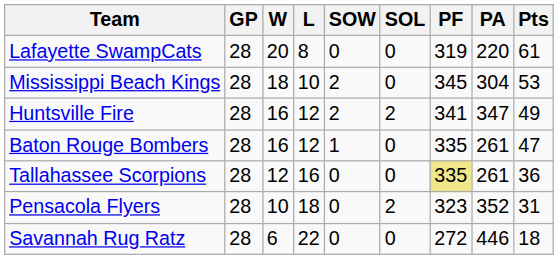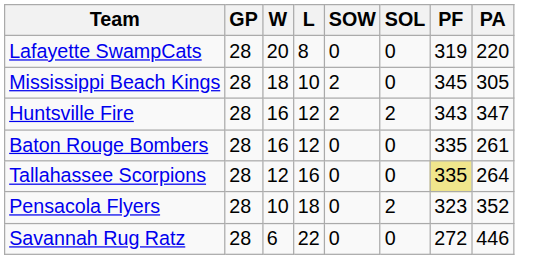- column: (534, 20)
(493, 82) 304 -> (493, 82) 305
(451, 113) 341 -> (451, 113) 343
(334, 144) 1 -> (334, 144) 0
(493, 176) 261 -> (493, 176) 264
